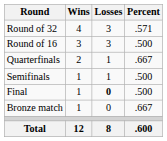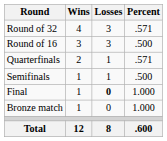(143, 60) .667 -> (143, 60) .571
(143, 92) .500 -> (143, 92) 1.000
(143, 108) .667 -> (143, 108) 1.000
